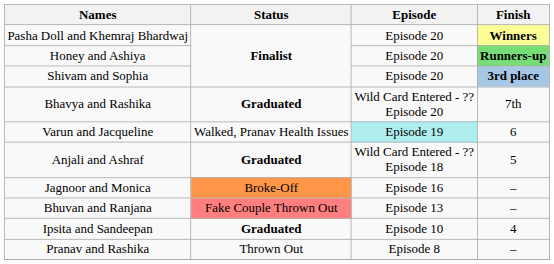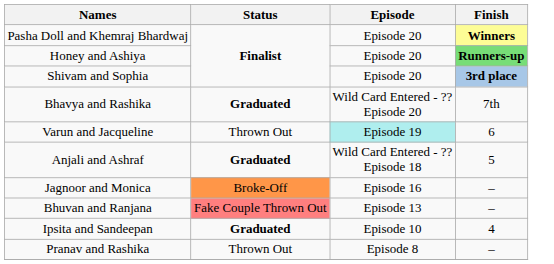(271, 132) Walked, Pranav Health Issues -> (260, 132) Thrown Out
